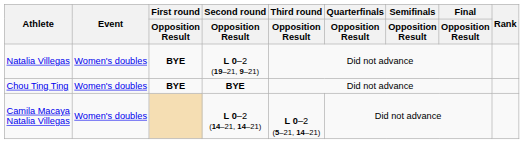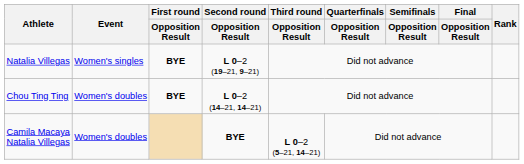(111, 62) Women's doubles -> (109, 62) Women's singles
(235, 86) BYE -> (235, 102) L 0–2 (14–21, 14–21)
(235, 121) L 0–2 (14–21, 14–21) -> (235, 137) BYE
